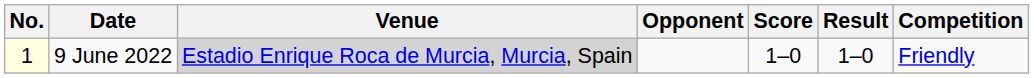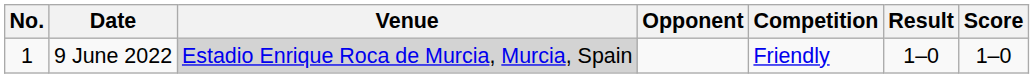columns swapped: (783, 21) <-> (961, 21)
(27, 55) lightyellow background -> (27, 55) no background
